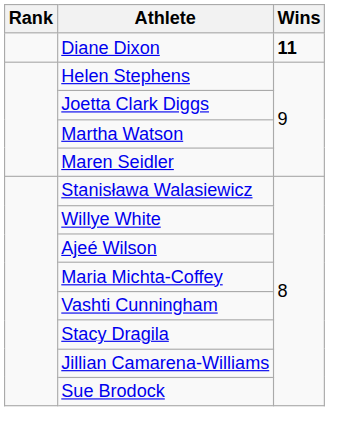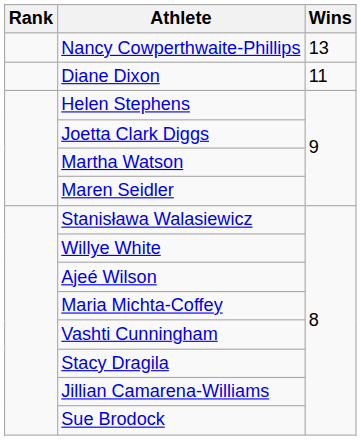+ row: (181, 47)
(287, 47) bold -> (318, 76) normal
